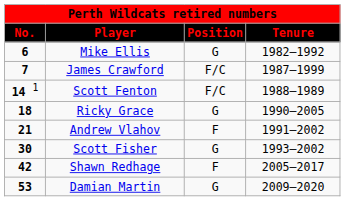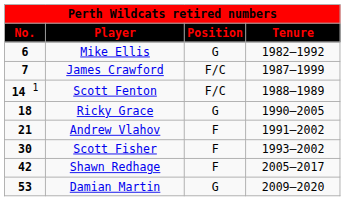(215, 149) G -> (215, 149) F
